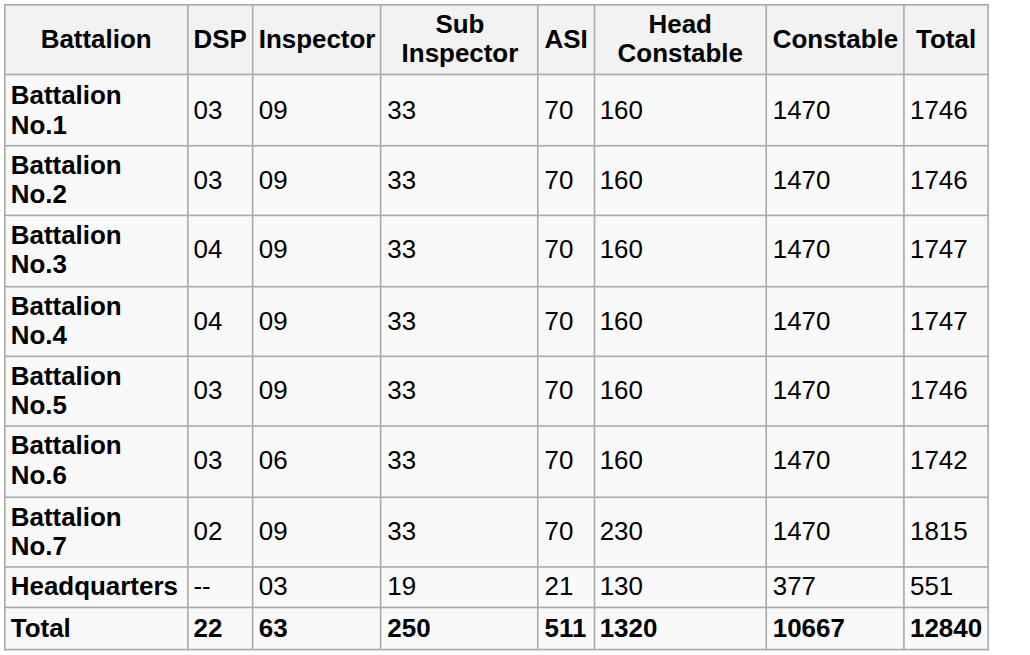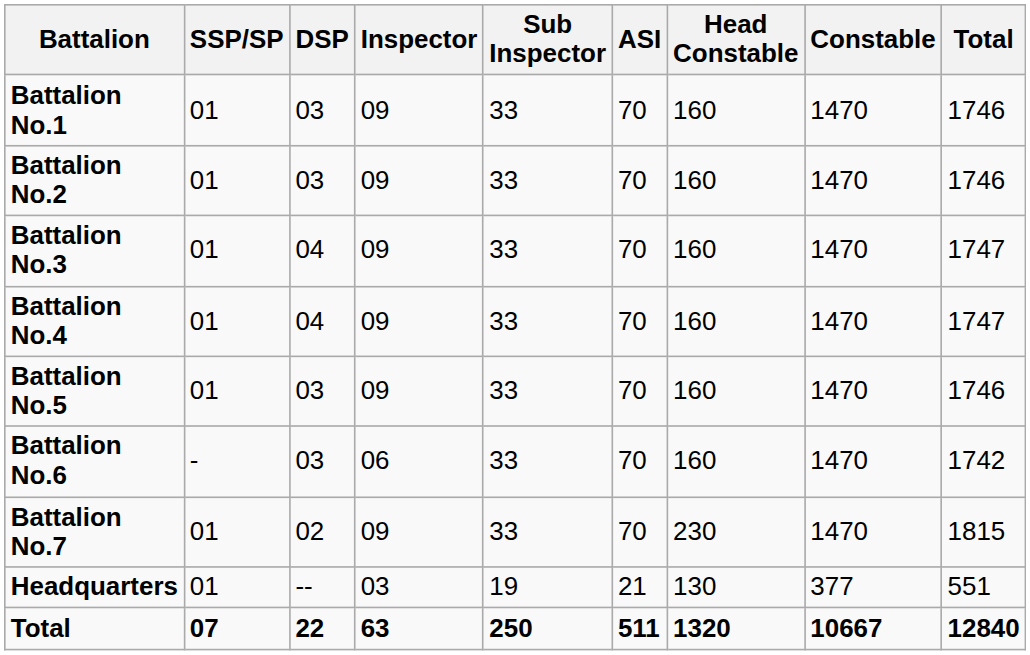+ column: (237, 39)
